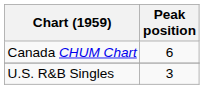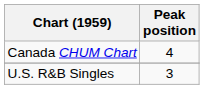(170, 52) 6 -> (170, 52) 4
